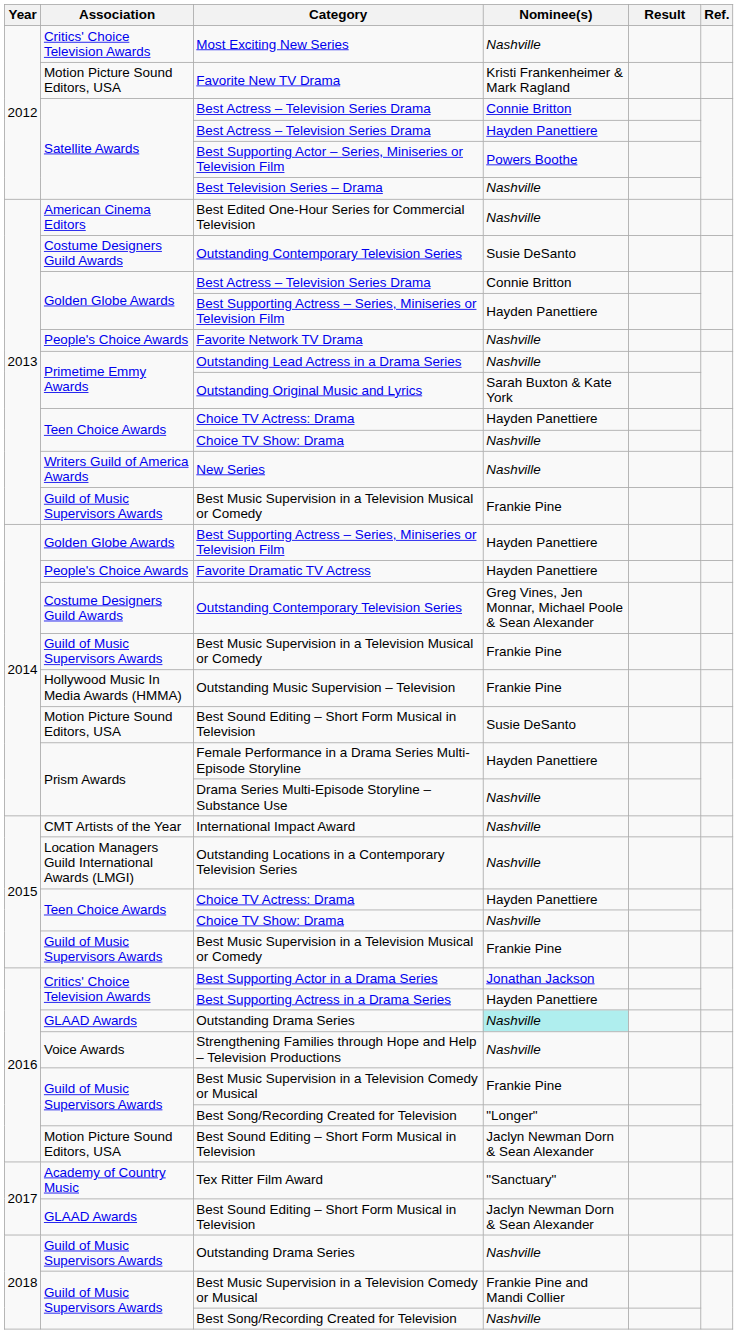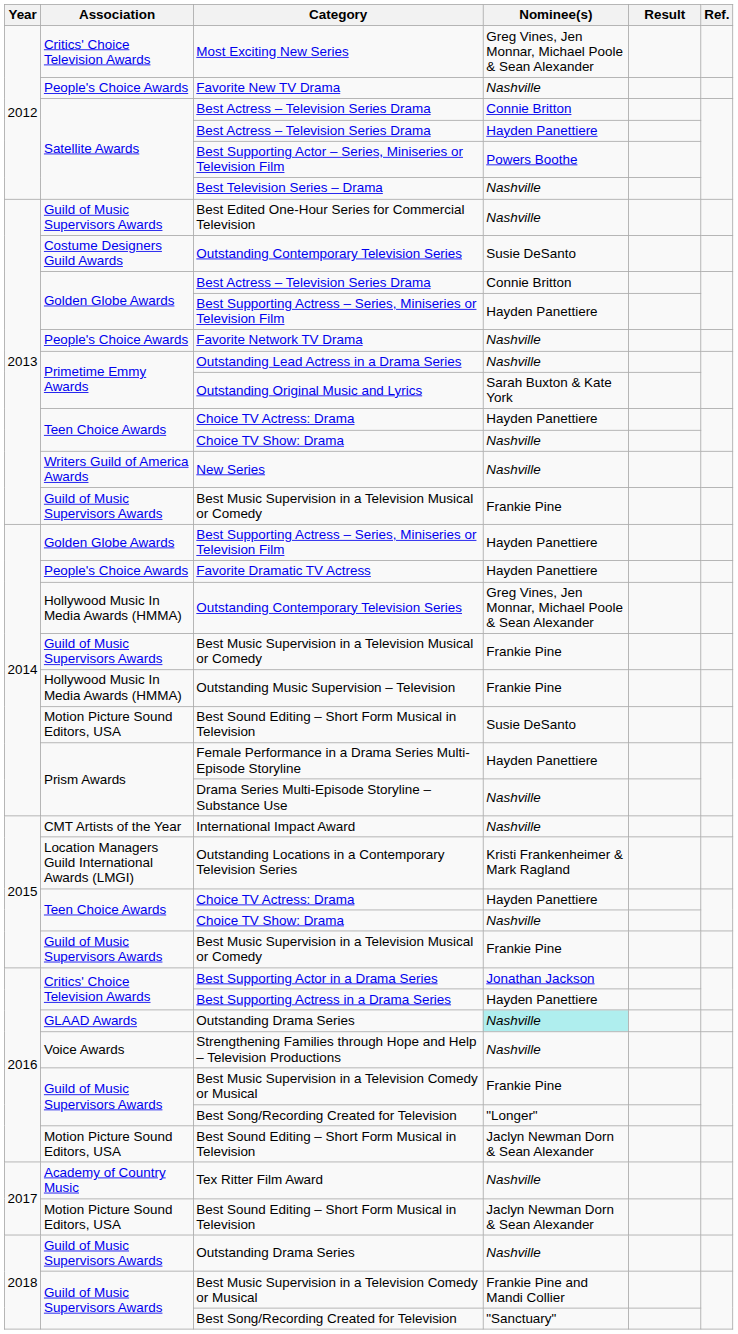(514, 44) Nashville -> (555, 51) Greg Vines, Jen Monnar, Michael Poole & Sean Alexander
(108, 80) Motion Picture Sound Editors, USA -> (116, 88) People's Choice Awards
(555, 80) Kristi Frankenheimer & Mark Ragland -> (514, 88) Nashville
(97, 217) American Cinema Editors -> (103, 217) Guild of Music Supervisors Awards
(103, 607) Costume Designers Guild Awards -> (113, 607) Hollywood Music In Media Awards (HMMA)
(514, 862) Nashville -> (555, 862) Kristi Frankenheimer & Mark Ragland
(521, 1180) "Sanctuary" -> (514, 1180) Nashville
(90, 1216) GLAAD Awards -> (108, 1216) Motion Picture Sound Editors, USA
(514, 1318) Nashville -> (521, 1318) "Sanctuary"
